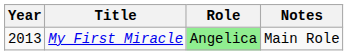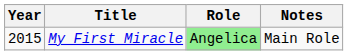(25, 39) 2013 -> (25, 39) 2015
